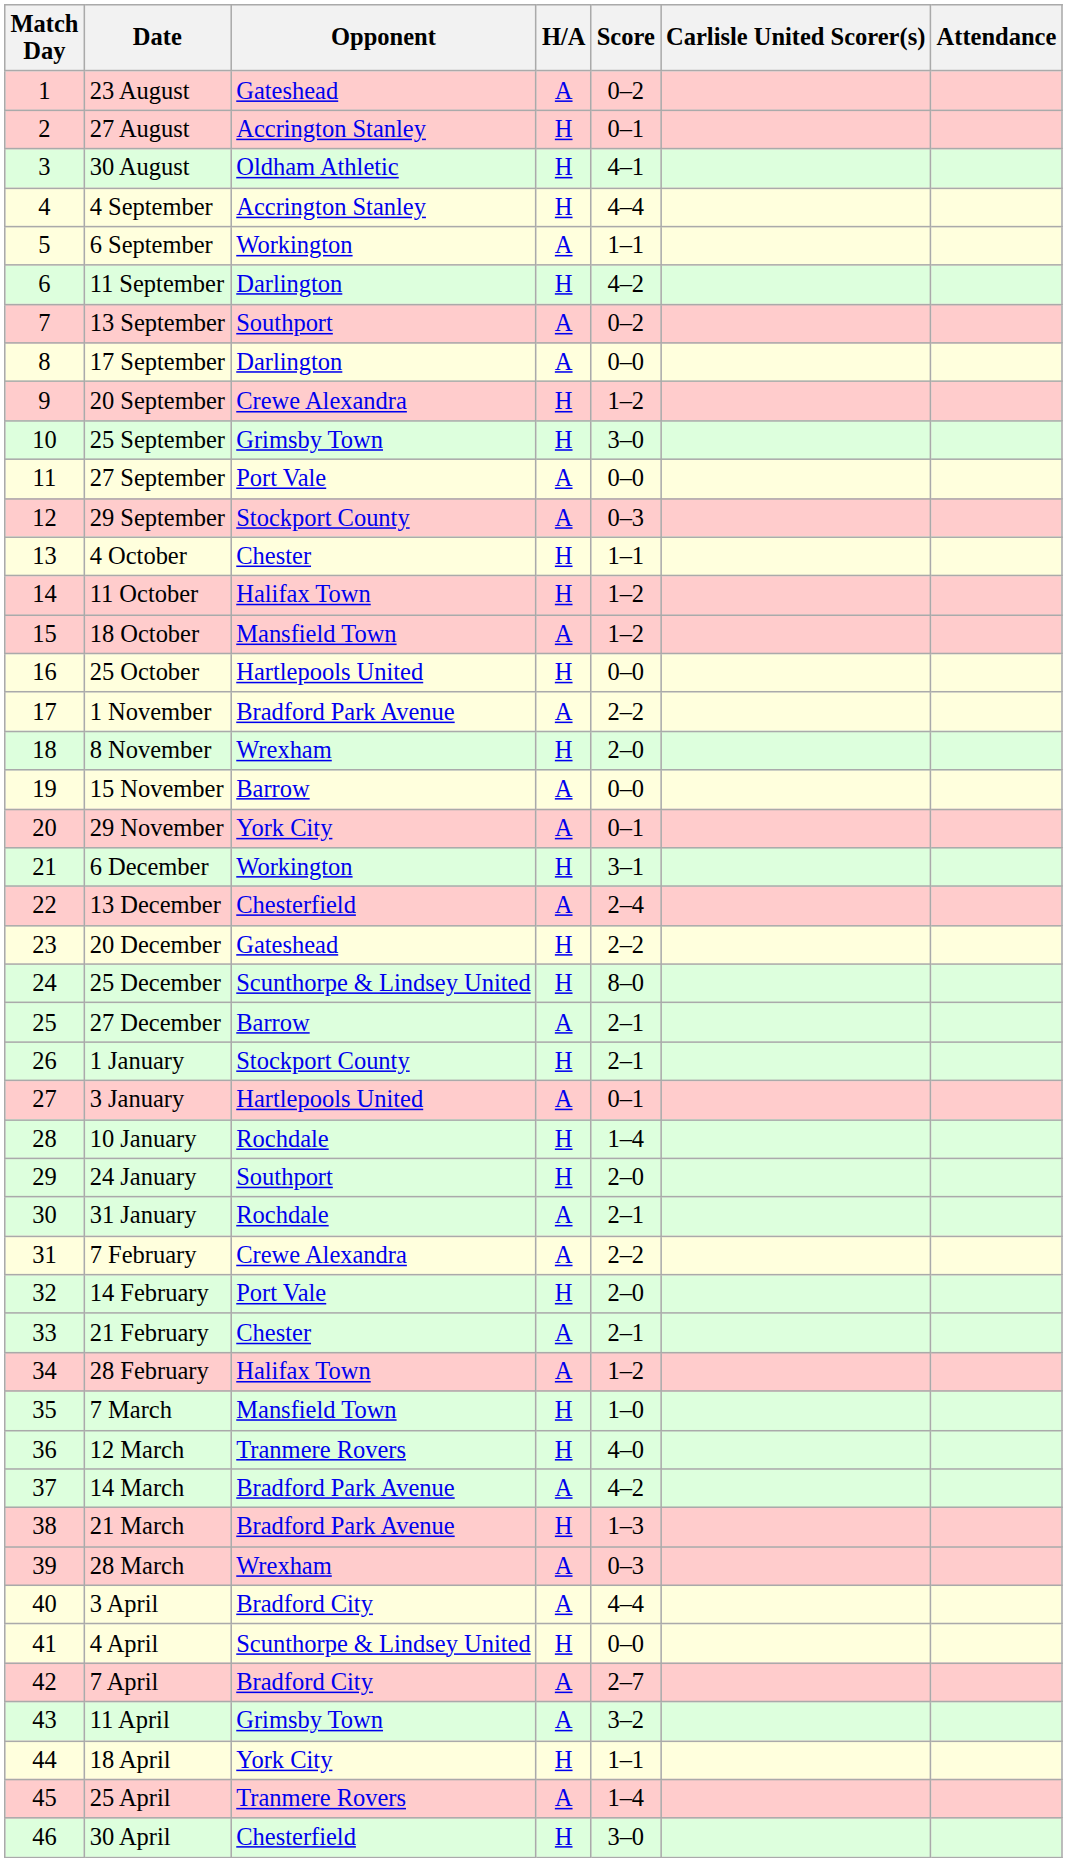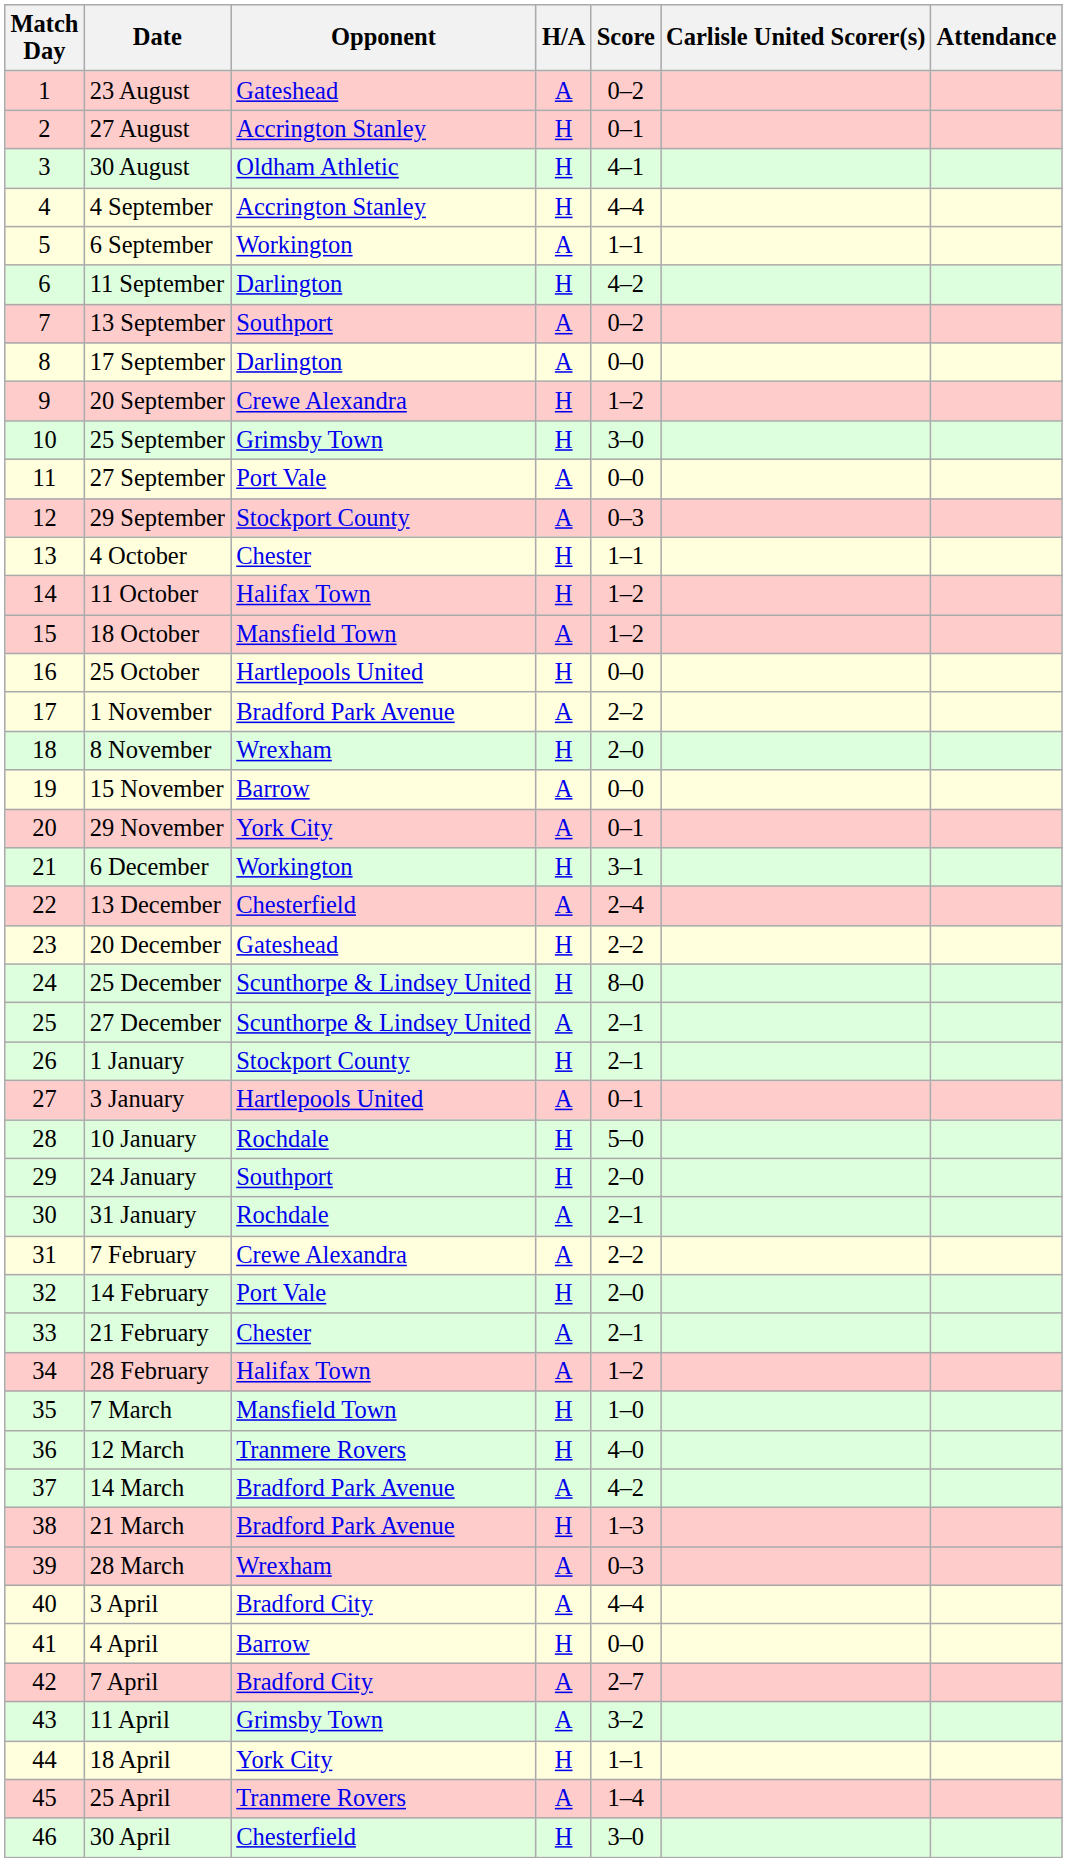(273, 1022) Barrow -> (383, 1022) Scunthorpe & Lindsey United
(626, 1138) 1–4 -> (626, 1138) 5–0
(383, 1643) Scunthorpe & Lindsey United -> (273, 1643) Barrow
